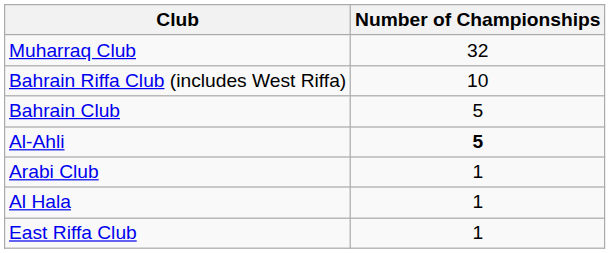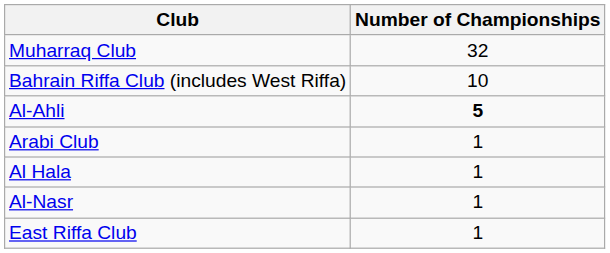- row: (65, 111)
+ row: (41, 202)
